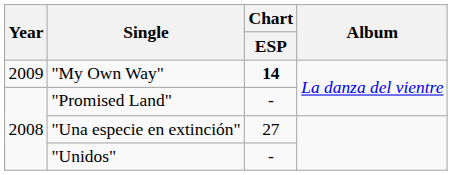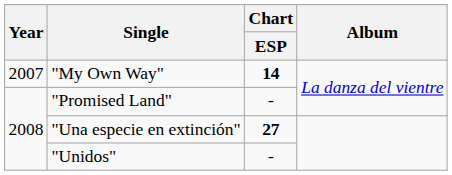(26, 73) 2009 -> (26, 73) 2007
(271, 128) normal -> (271, 128) bold
